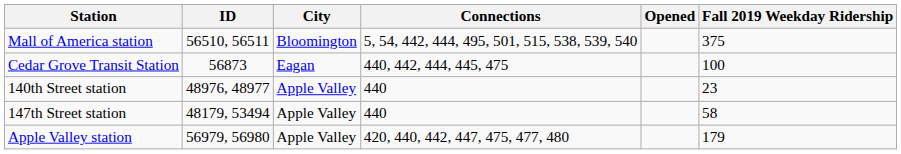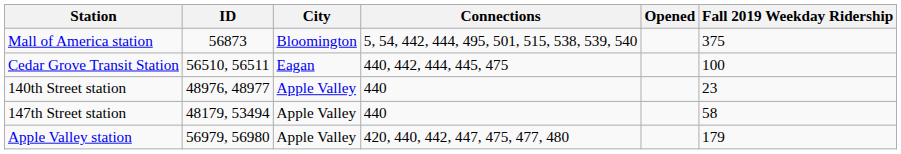(228, 40) 56510, 56511 -> (228, 40) 56873
(228, 64) 56873 -> (228, 64) 56510, 56511
